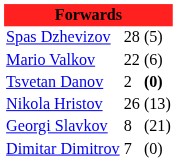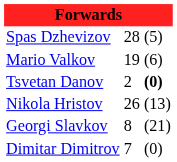(132, 59) 22 -> (132, 59) 19
